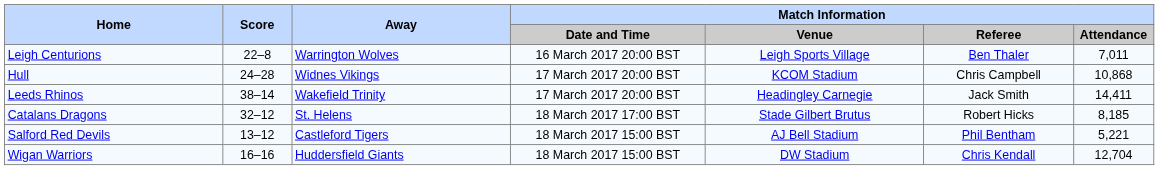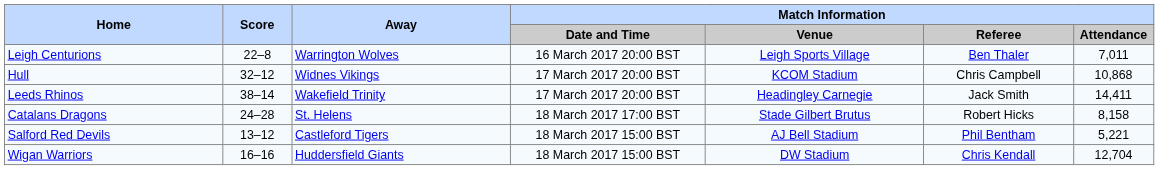(257, 75) 24–28 -> (257, 75) 32–12
(257, 115) 32–12 -> (257, 115) 24–28
(1114, 115) 8,185 -> (1114, 115) 8,158
